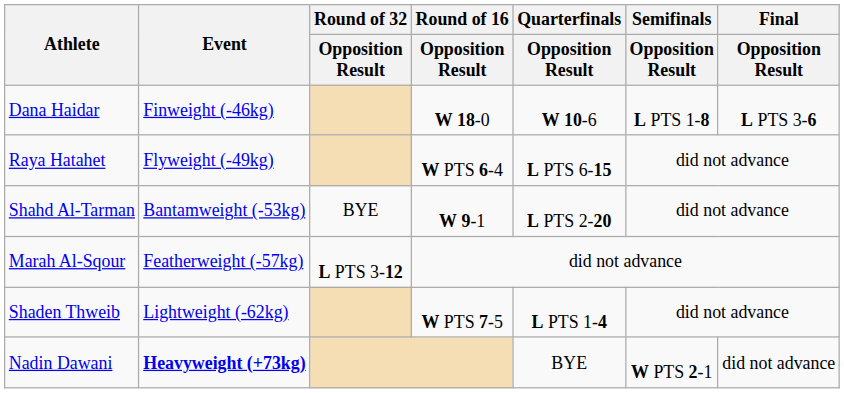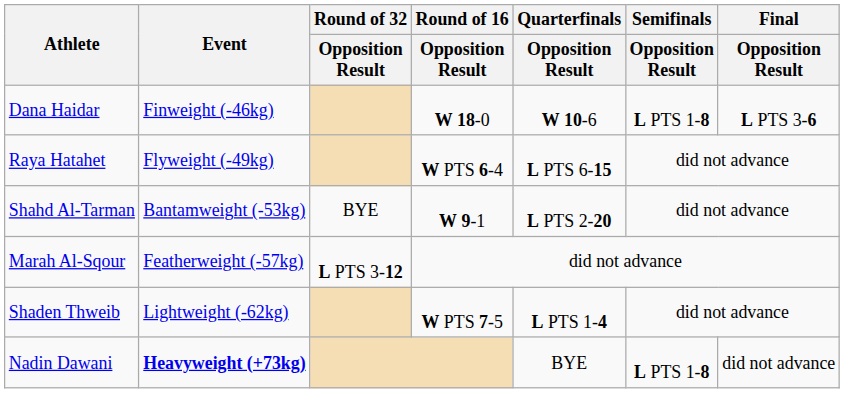(672, 373) W PTS 2-1 -> (672, 373) L PTS 1-8
